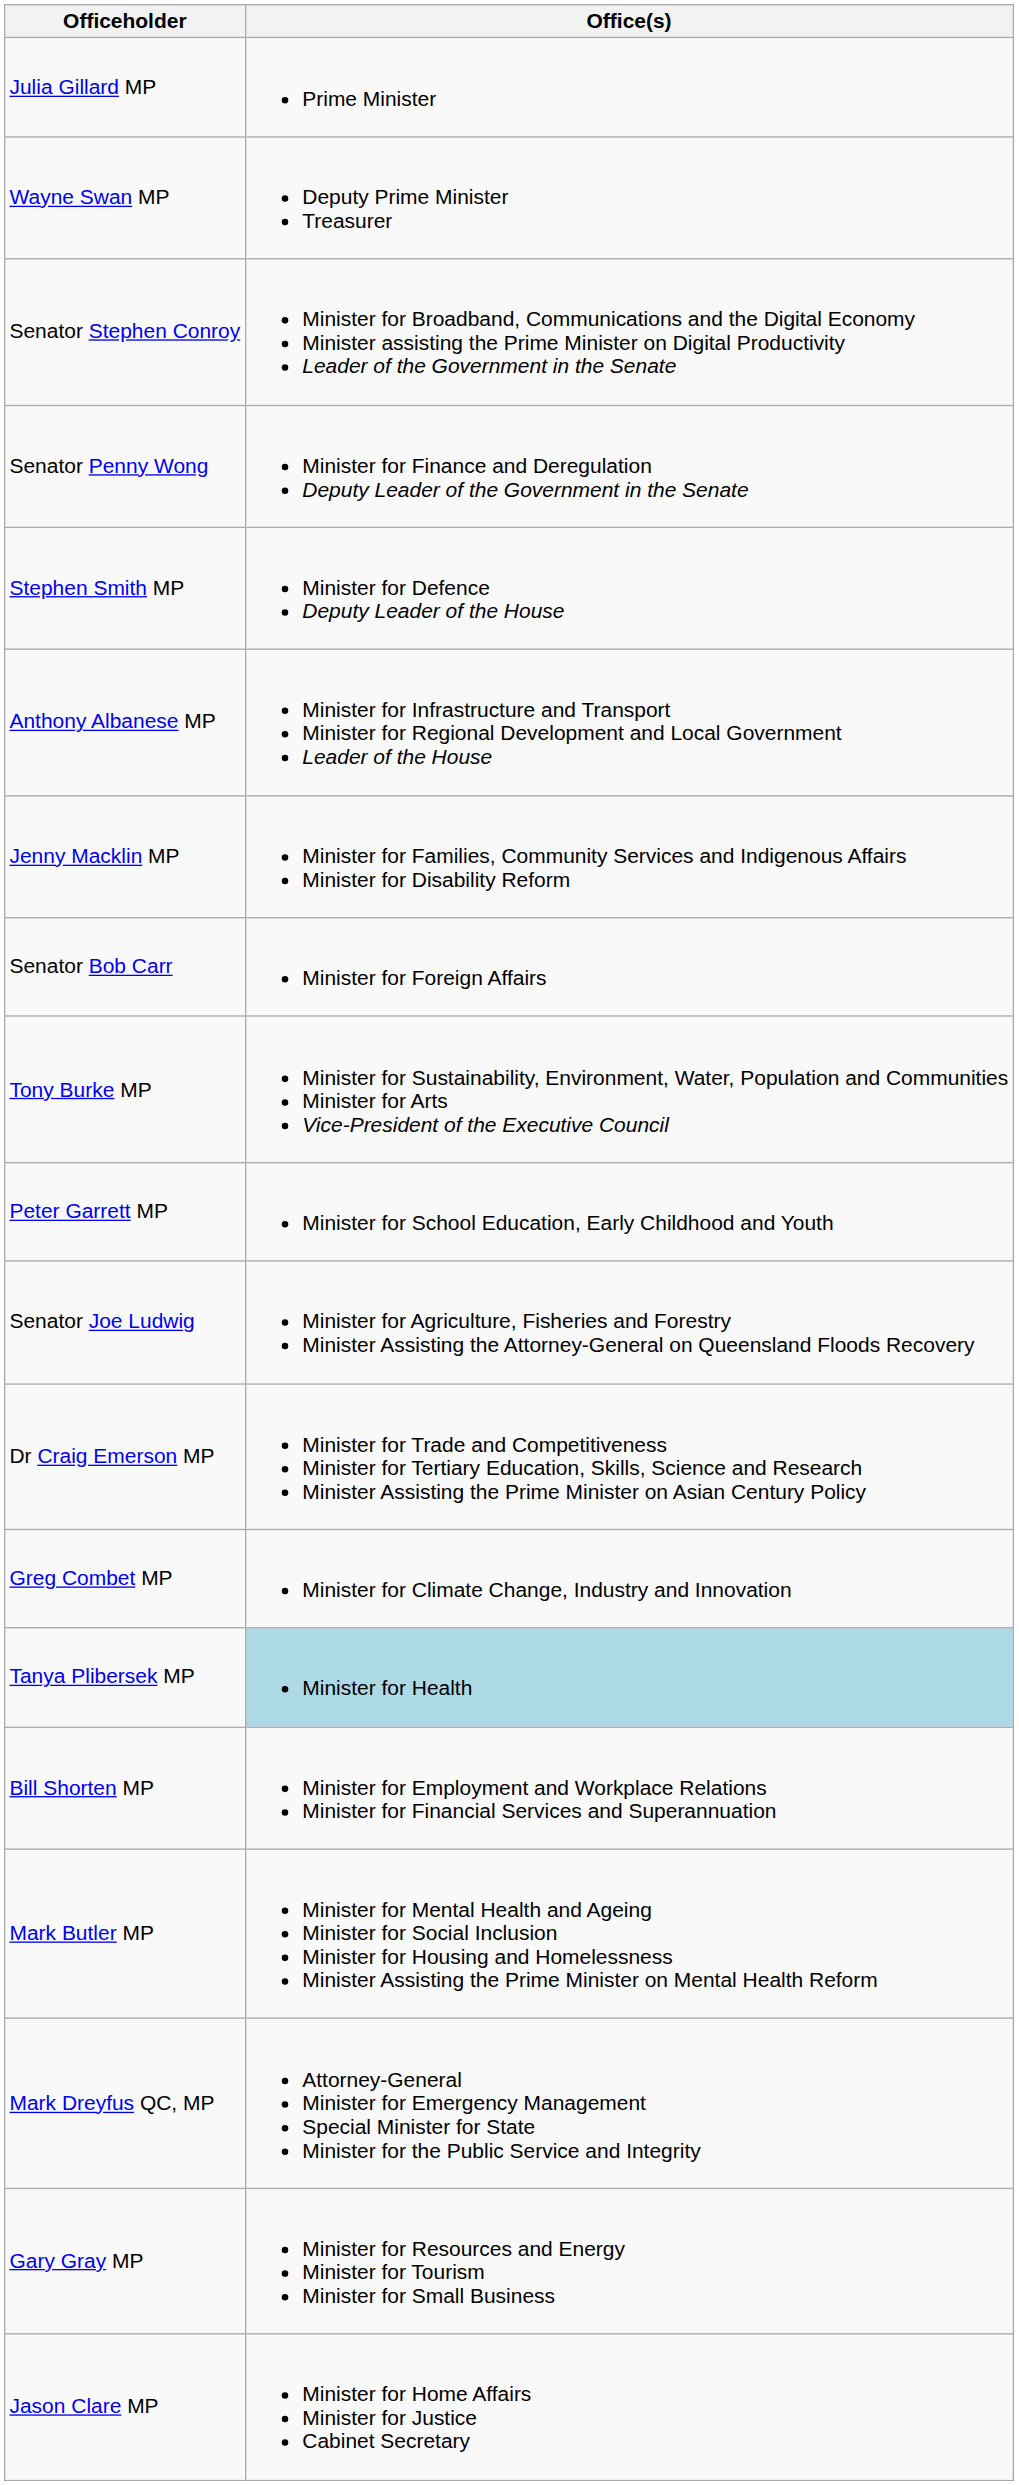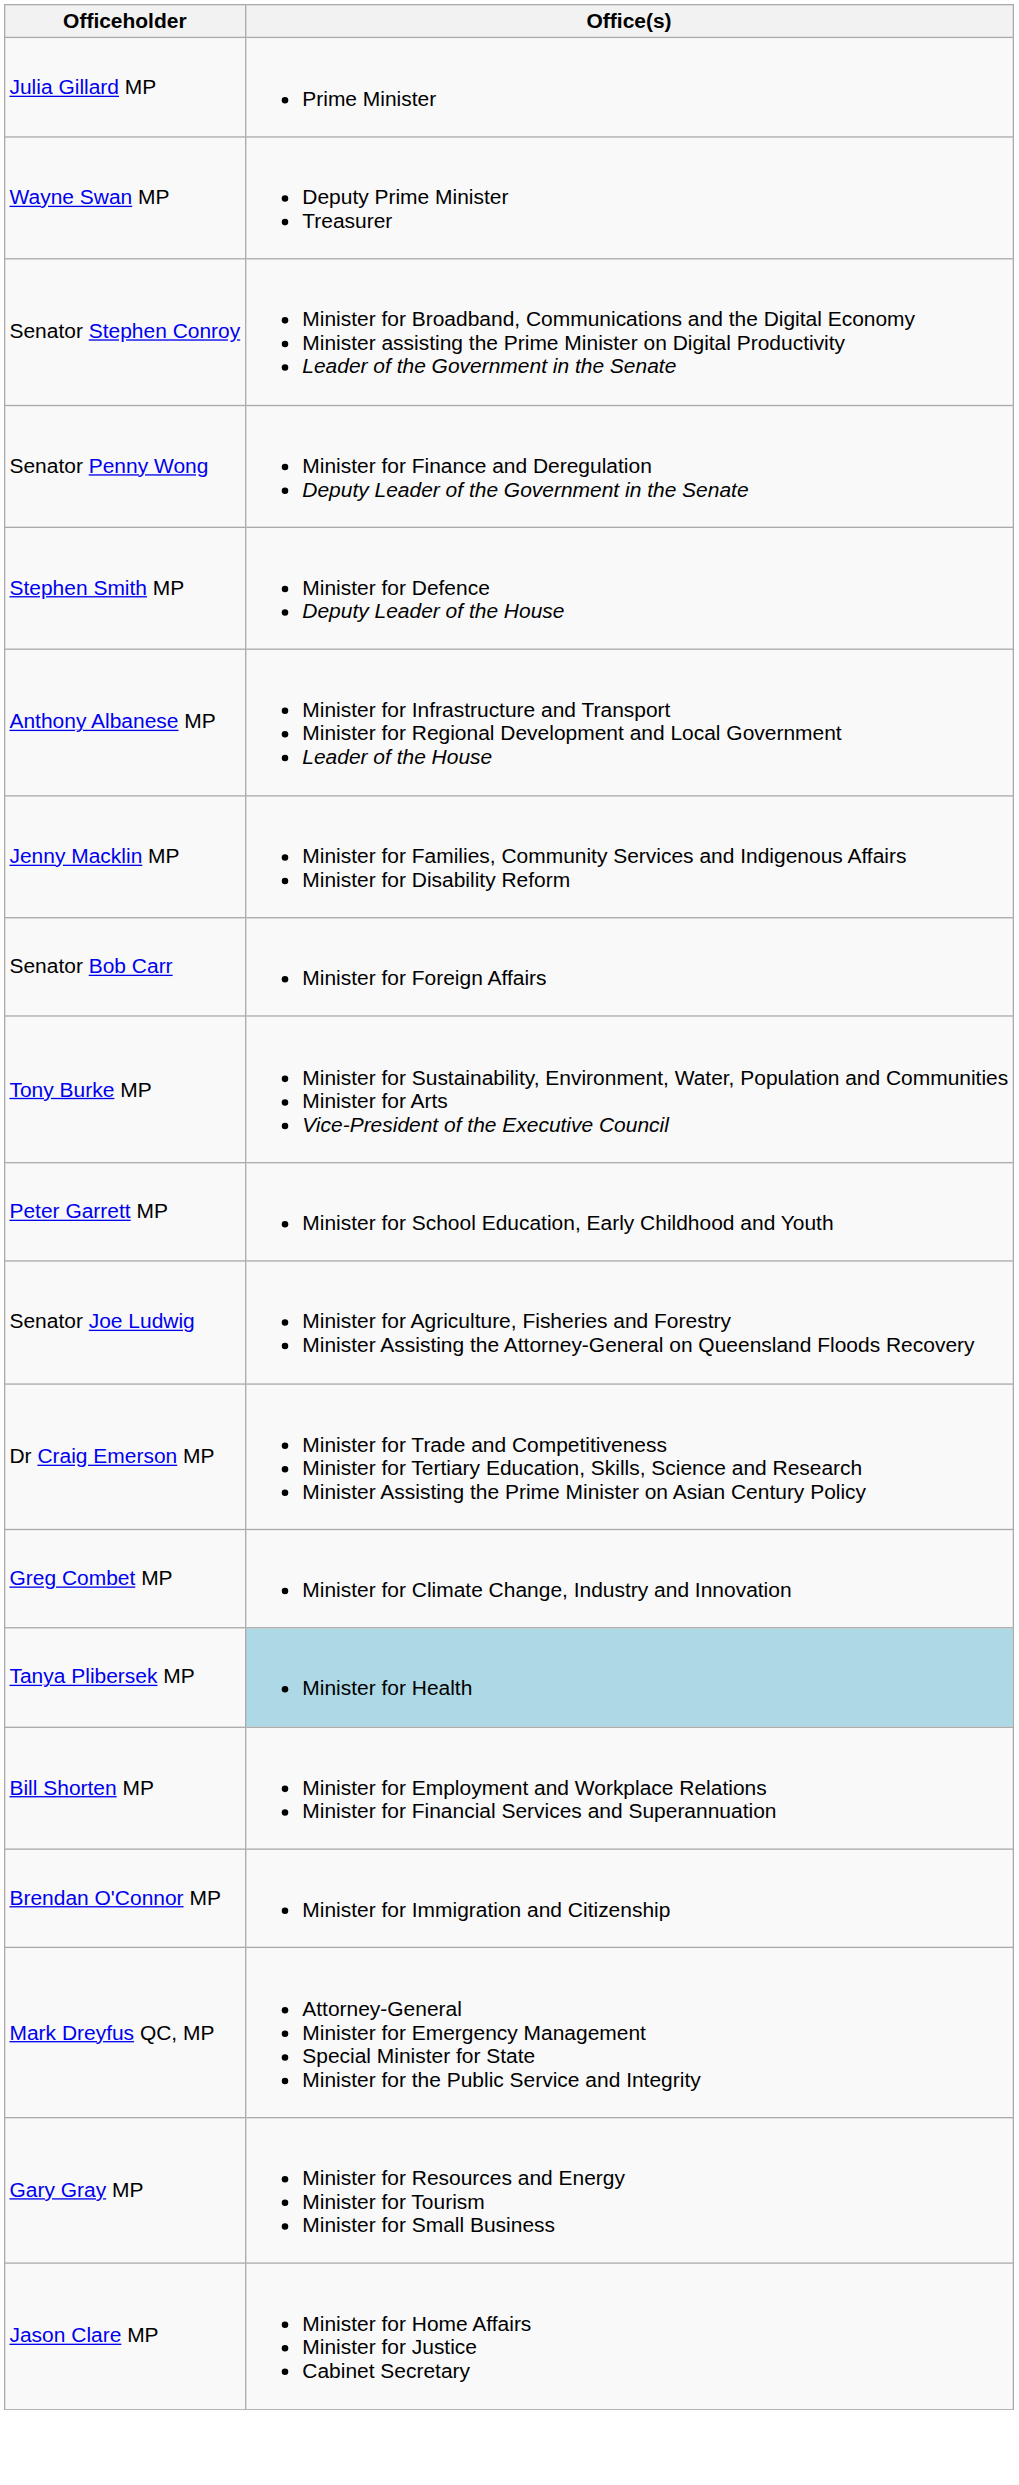- row: (82, 1933)
+ row: (115, 1898)
